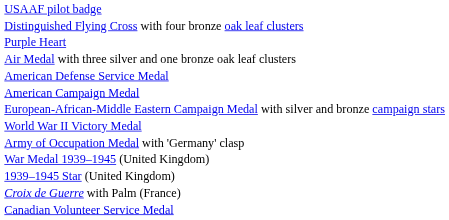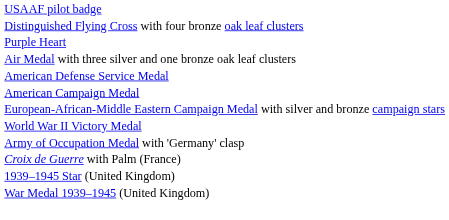rows swapped: (93, 193) <-> (107, 159)
- row: (89, 209)
